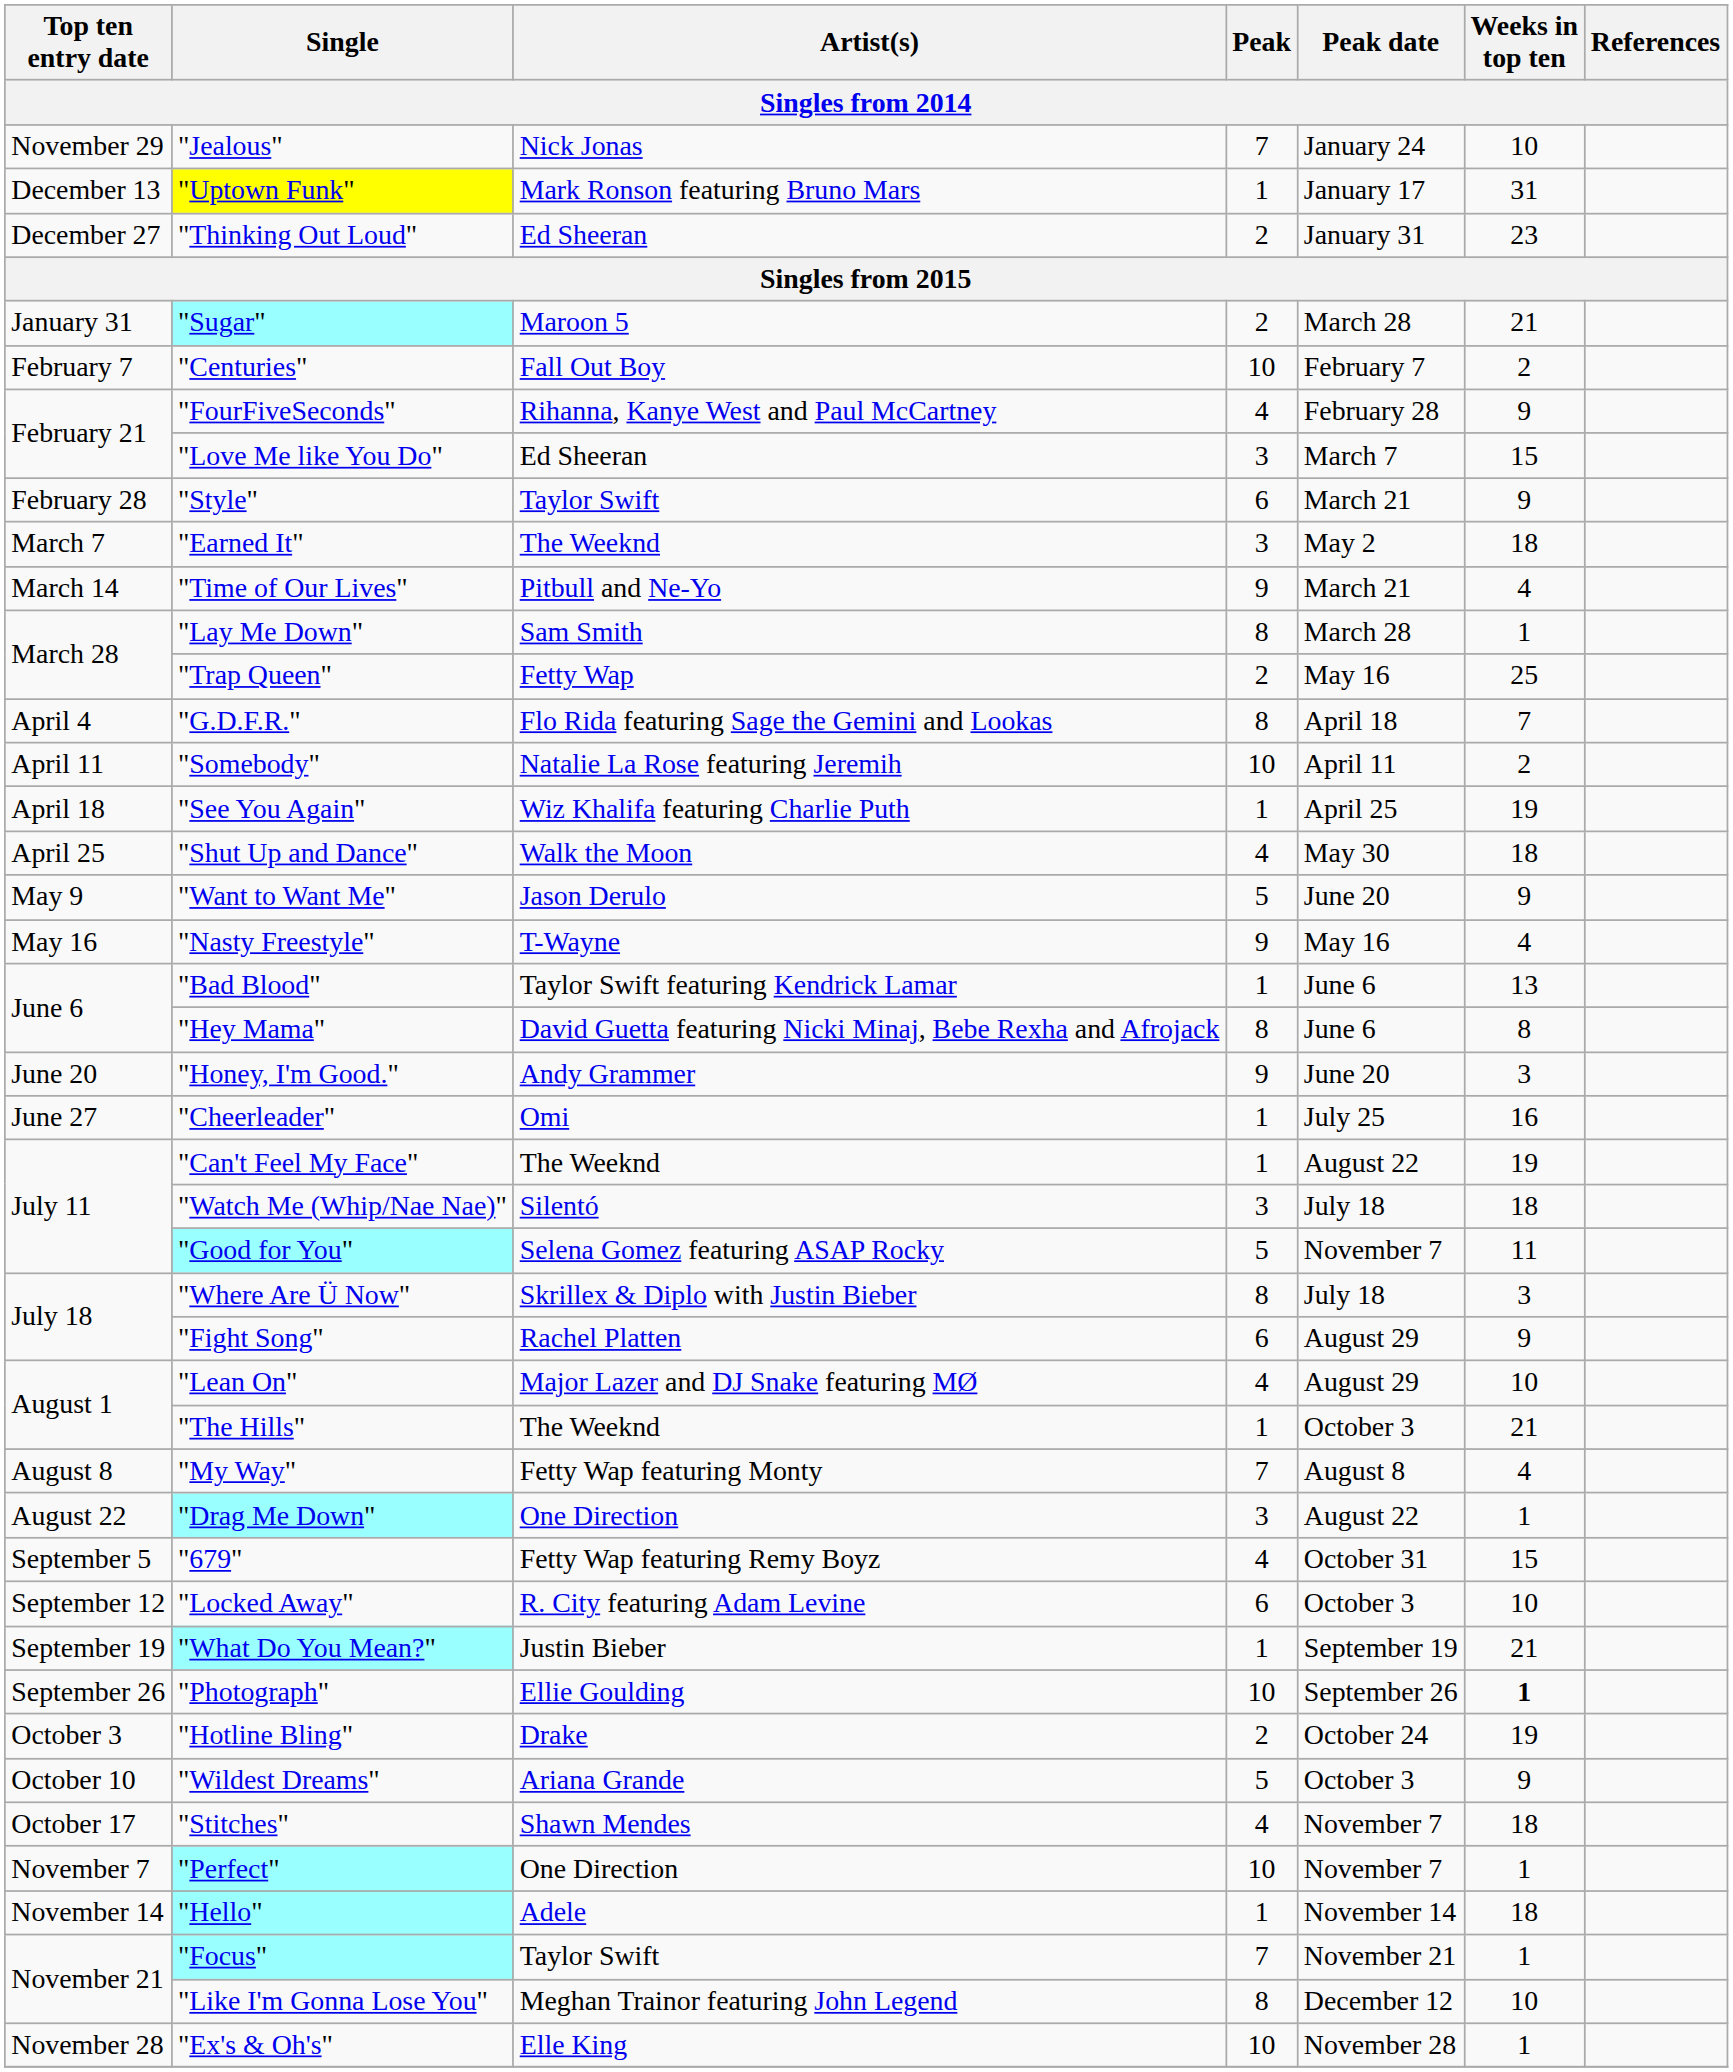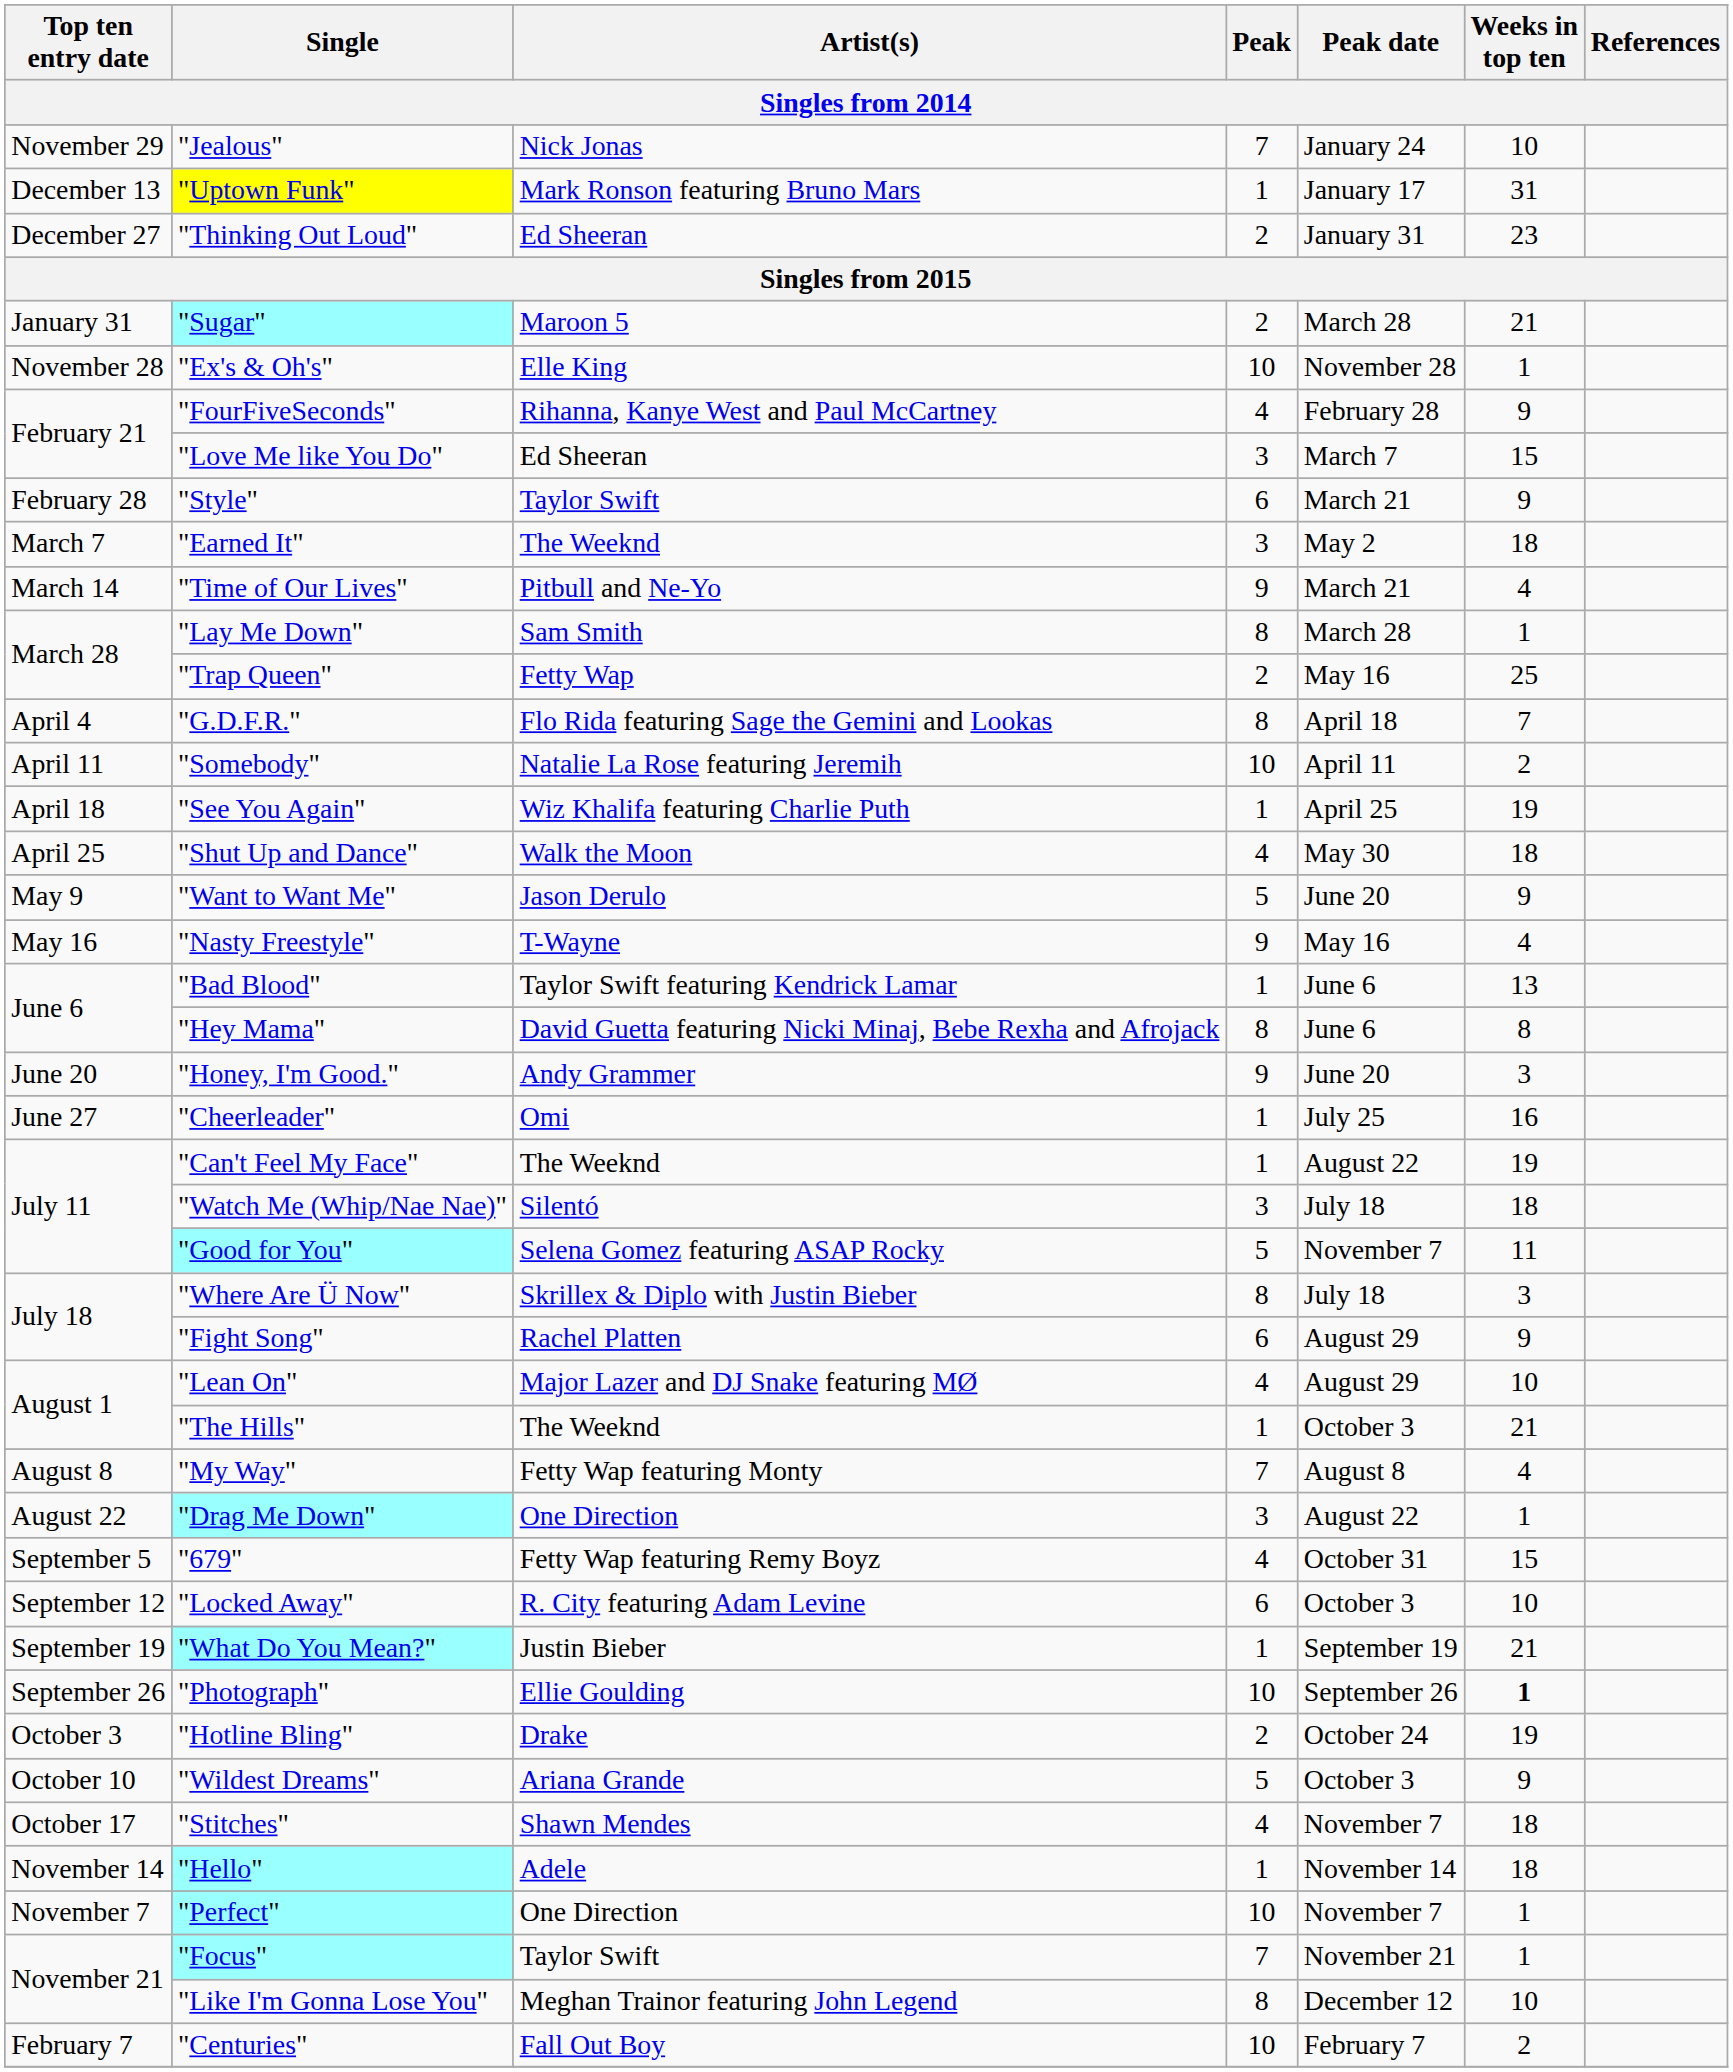rows swapped: (243, 366) <-> (255, 2044)
rows swapped: (229, 1868) <-> (220, 1912)
